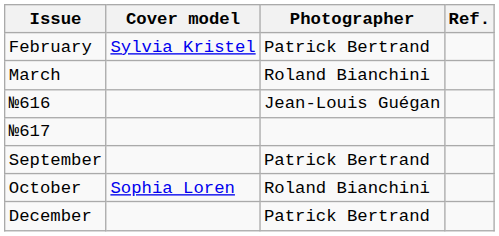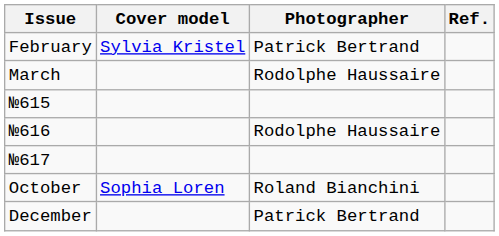(347, 75) Roland Bianchini -> (347, 75) Rodolphe Haussaire
+ row: (30, 103)
(352, 103) Jean-Louis Guégan -> (347, 131) Rodolphe Haussaire
- row: (55, 160)
